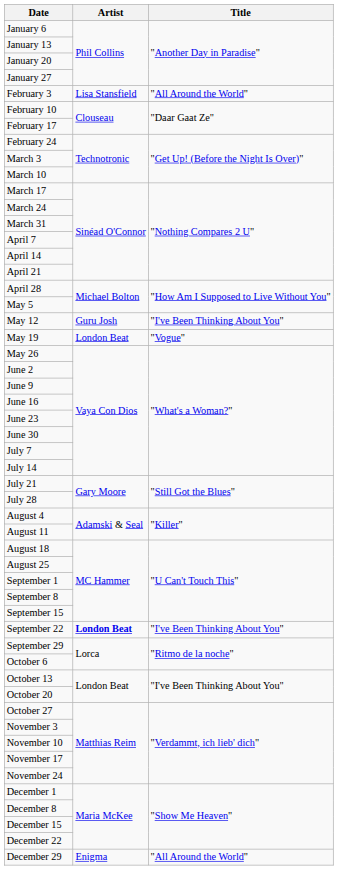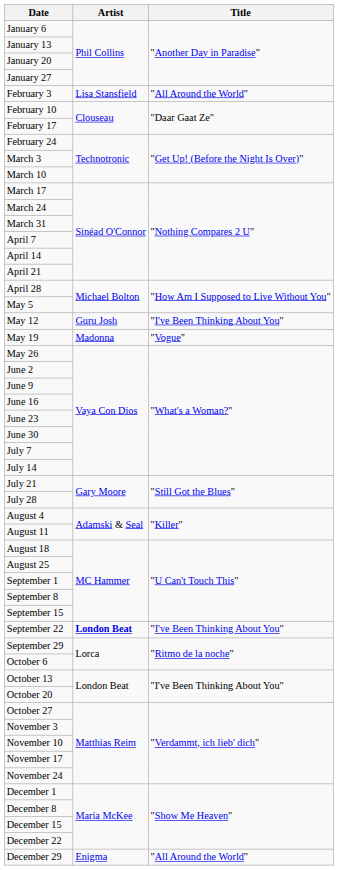(102, 337) London Beat -> (95, 337) Madonna
